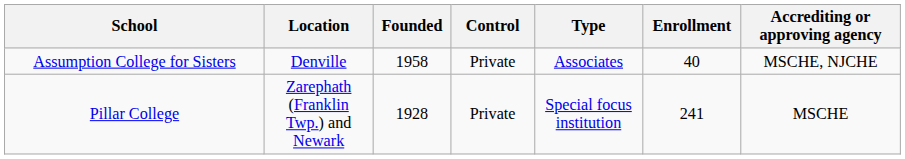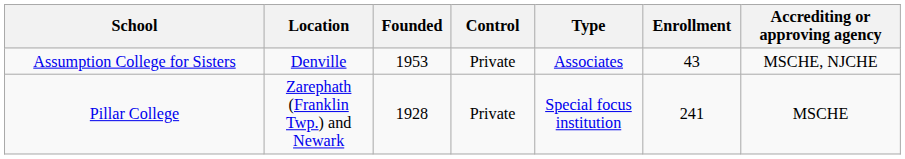(412, 61) 1958 -> (412, 61) 1953
(692, 61) 40 -> (692, 61) 43
